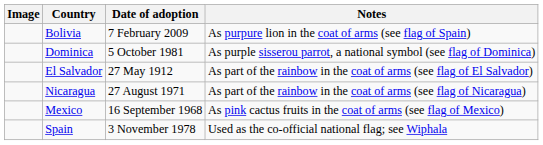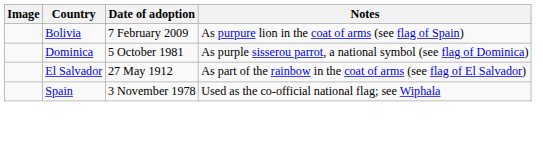- row: (70, 91)
- row: (64, 110)
